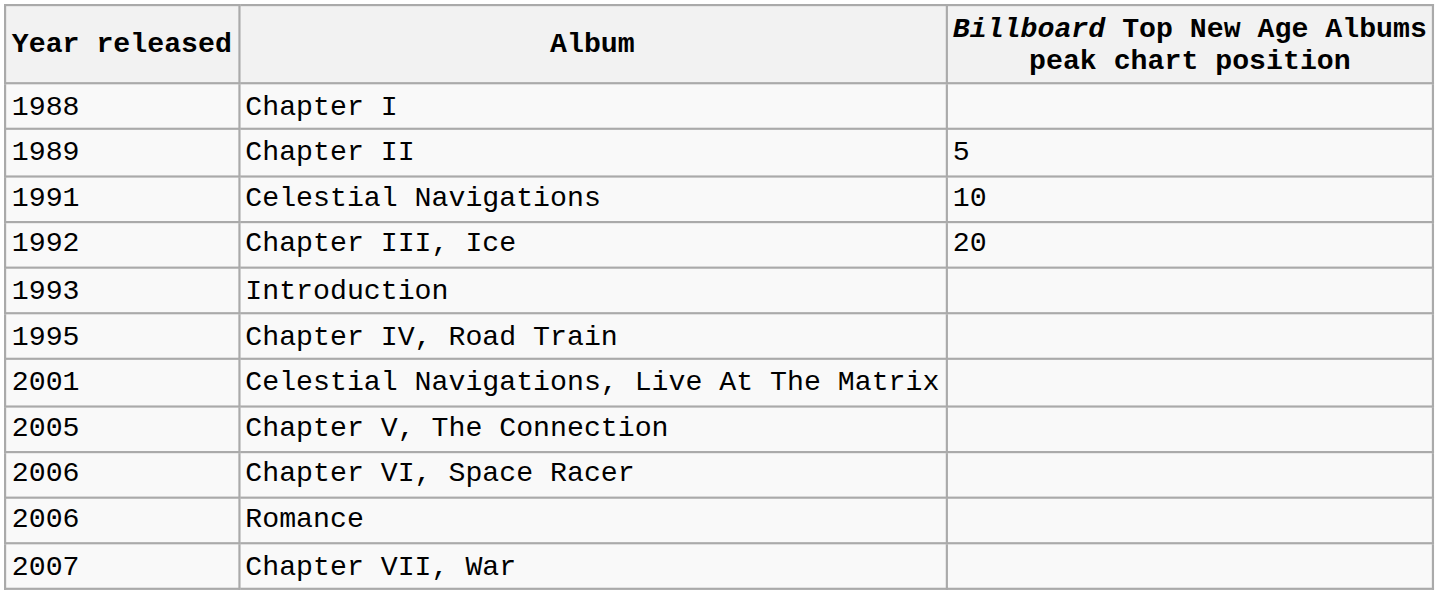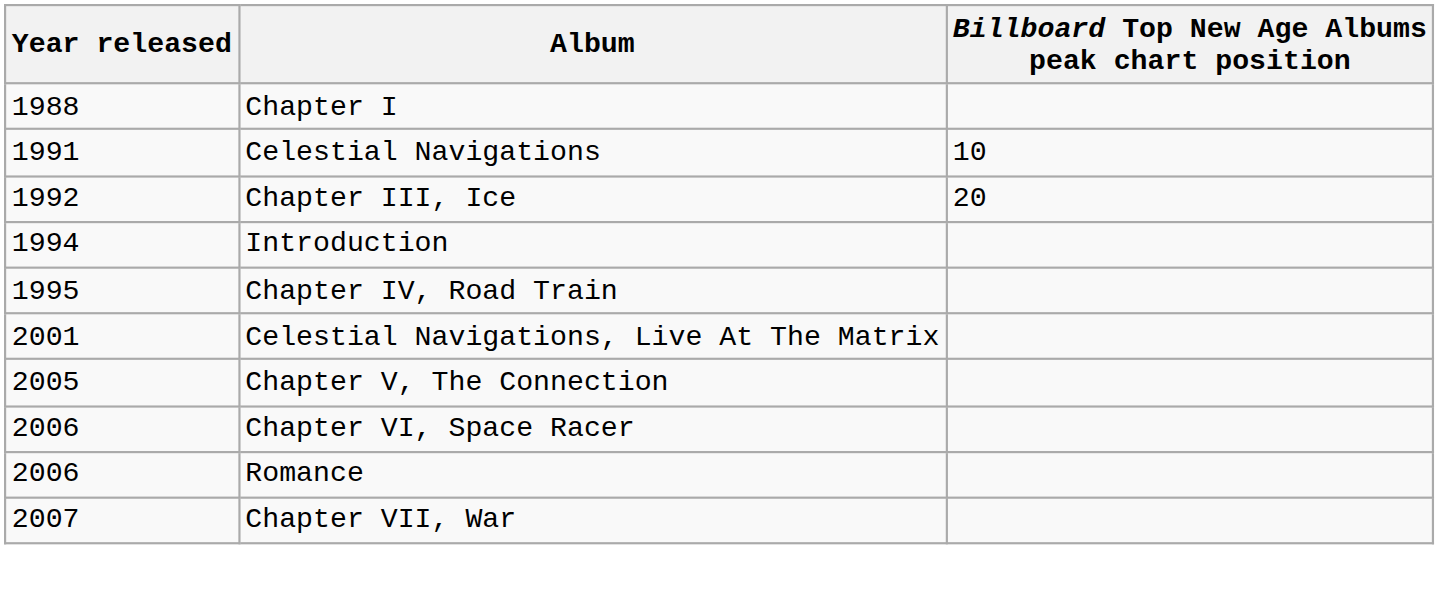- row: (330, 153)
(46, 291) 1993 -> (46, 245) 1994
